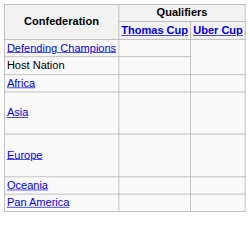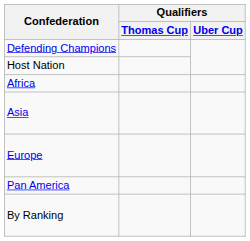- row: (27, 185)
+ row: (35, 215)
